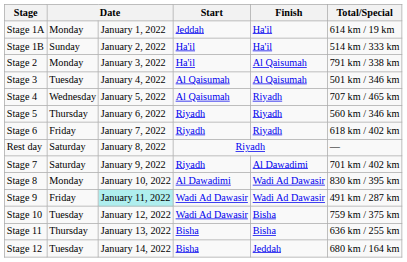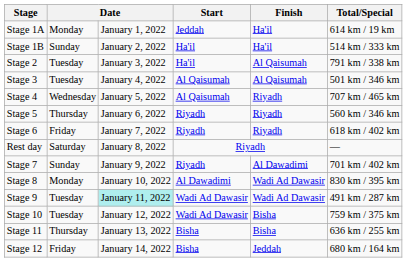(66, 62) Monday -> (66, 62) Tuesday
(67, 163) Saturday -> (65, 163) Sunday
(63, 197) Friday -> (66, 197) Tuesday
(66, 248) Tuesday -> (63, 248) Friday
